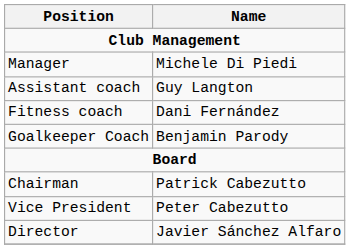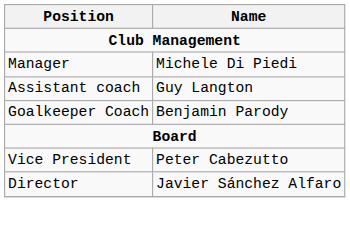- row: (65, 112)
- row: (43, 184)
